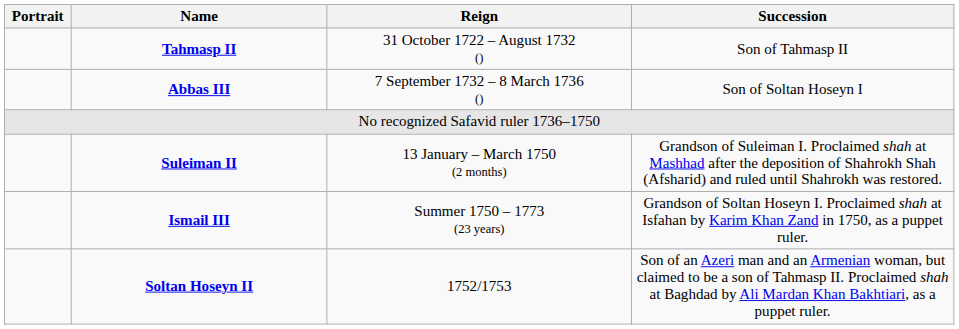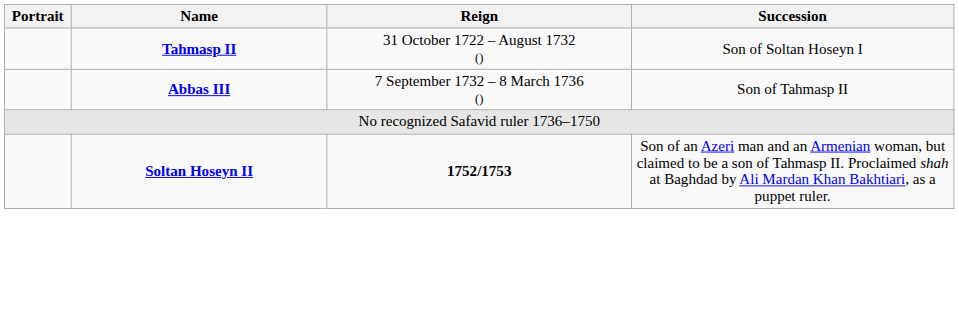(793, 48) Son of Tahmasp II -> (793, 48) Son of Soltan Hoseyn I
(793, 89) Son of Soltan Hoseyn I -> (793, 89) Son of Tahmasp II
- row: (199, 162)
- row: (199, 220)
(479, 286) normal -> (479, 171) bold
